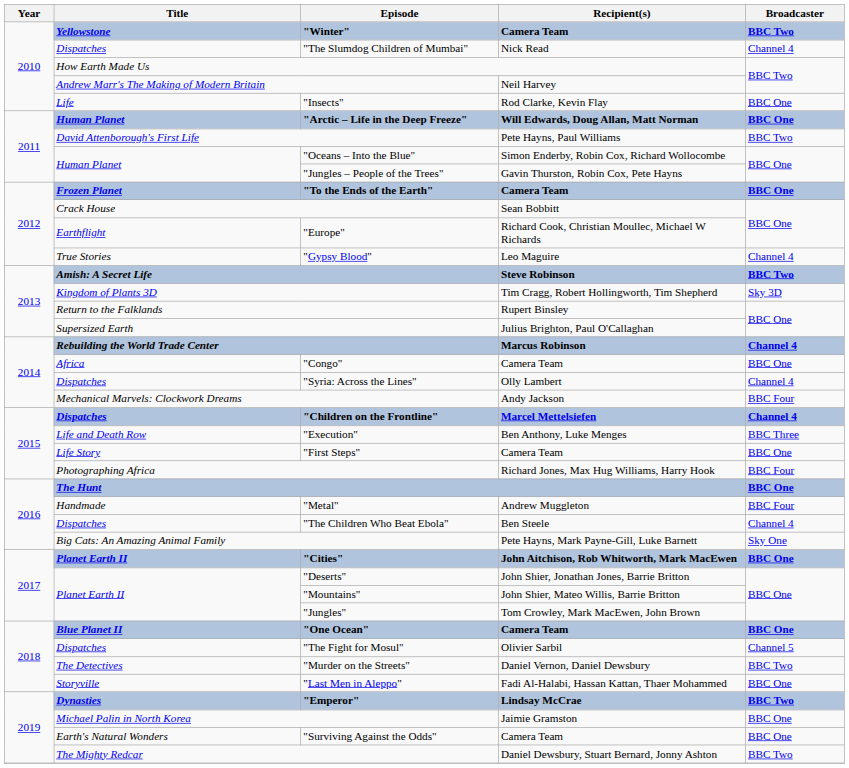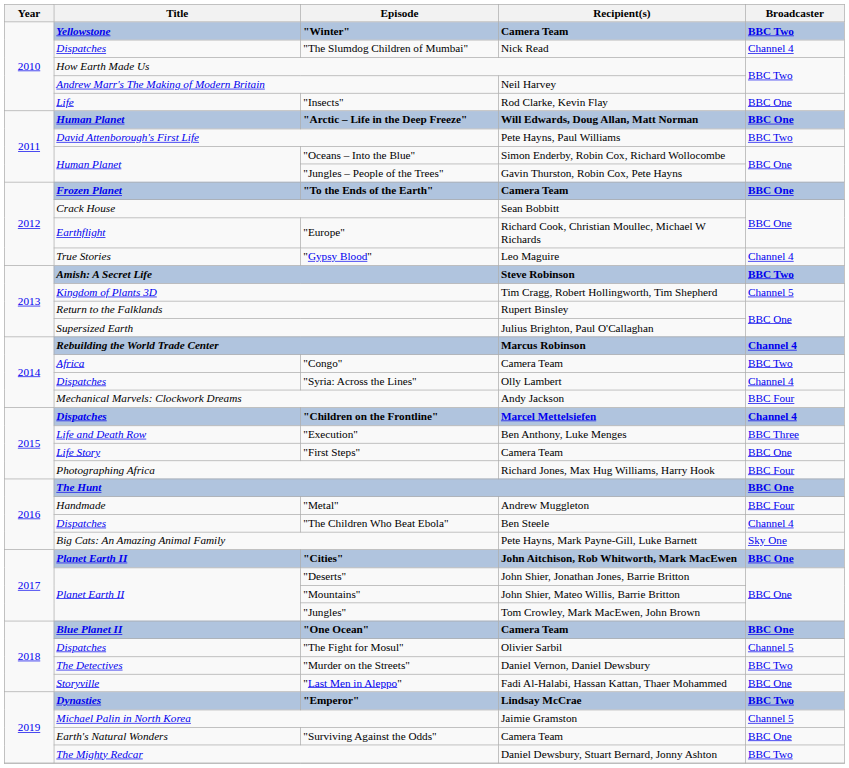(765, 292) Sky 3D -> (771, 292) Channel 5
(770, 363) BBC One -> (770, 363) BBC Two
(770, 718) BBC One -> (771, 718) Channel 5
